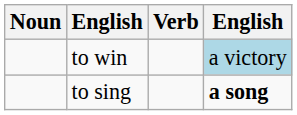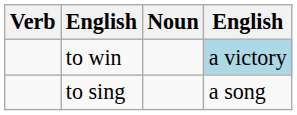columns swapped: (176, 22) <-> (36, 22)
(239, 92) bold -> (237, 92) normal
